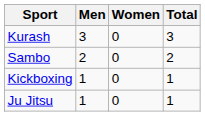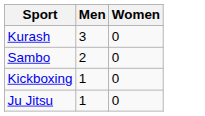- column: (182, 15)
